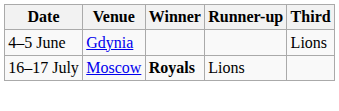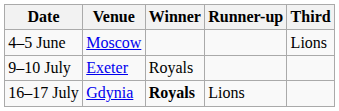(110, 42) Gdynia -> (114, 42) Moscow
+ row: (40, 67)
(114, 67) Moscow -> (110, 93) Gdynia
